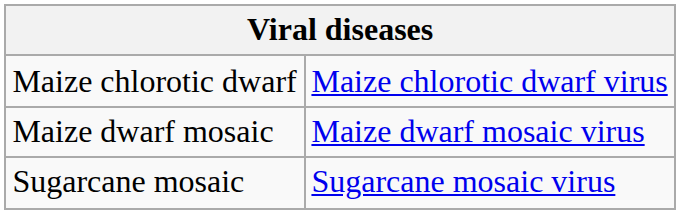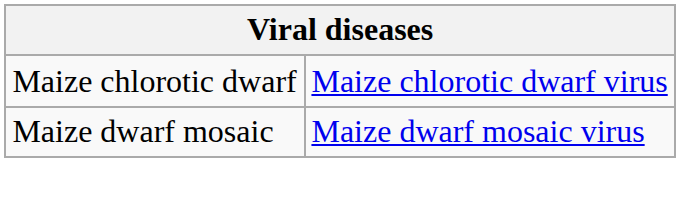- row: (128, 182)
